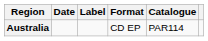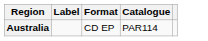- column: (64, 12)
